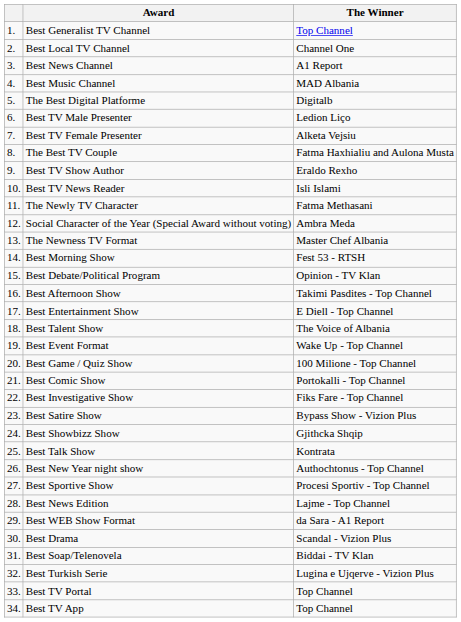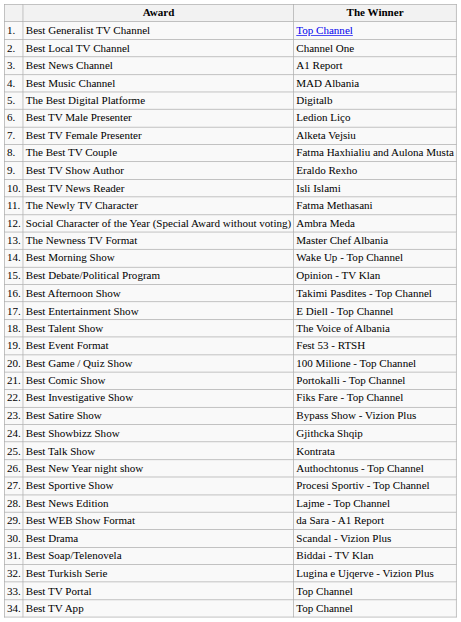(331, 258) Fest 53 - RTSH -> (350, 258) Wake Up - Top Channel
(350, 345) Wake Up - Top Channel -> (331, 345) Fest 53 - RTSH
